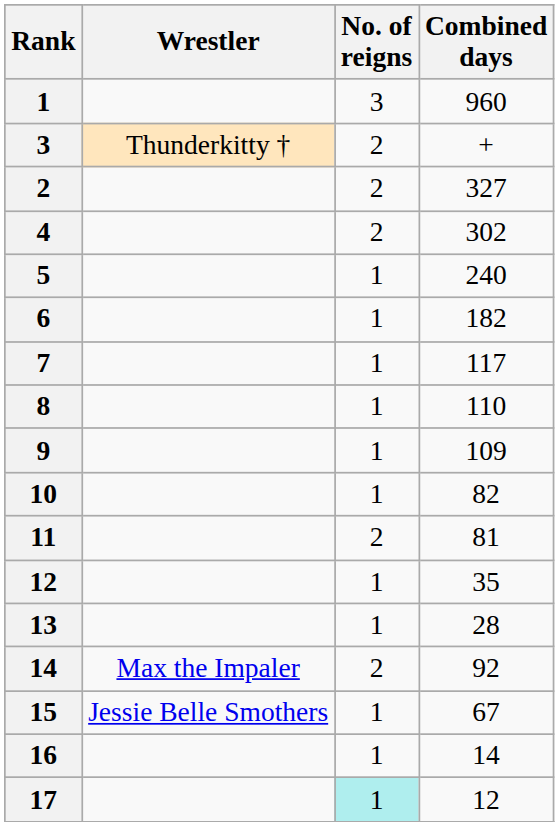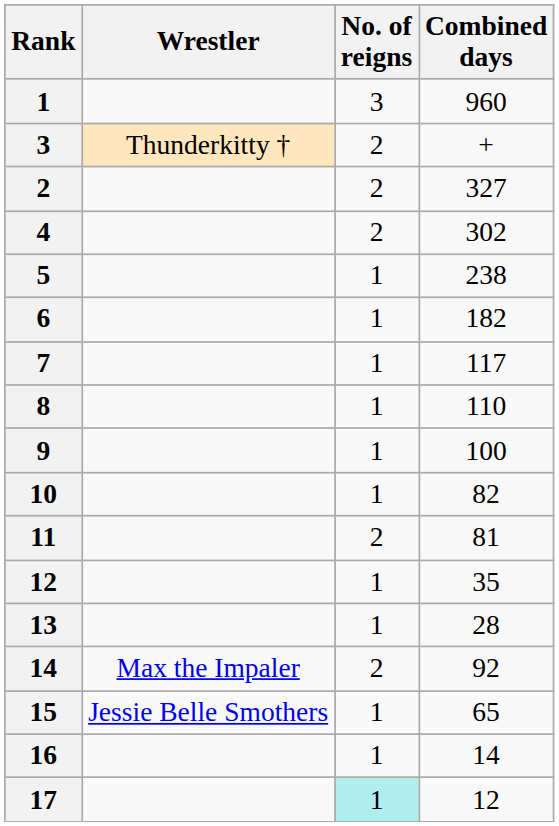(486, 275) 240 -> (486, 275) 238
(486, 450) 109 -> (486, 450) 100
(486, 711) 67 -> (486, 711) 65
